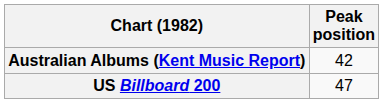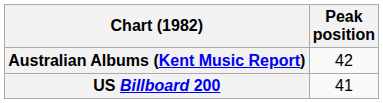(344, 85) 47 -> (344, 85) 41
